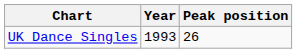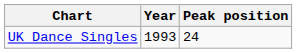(236, 38) 26 -> (236, 38) 24
